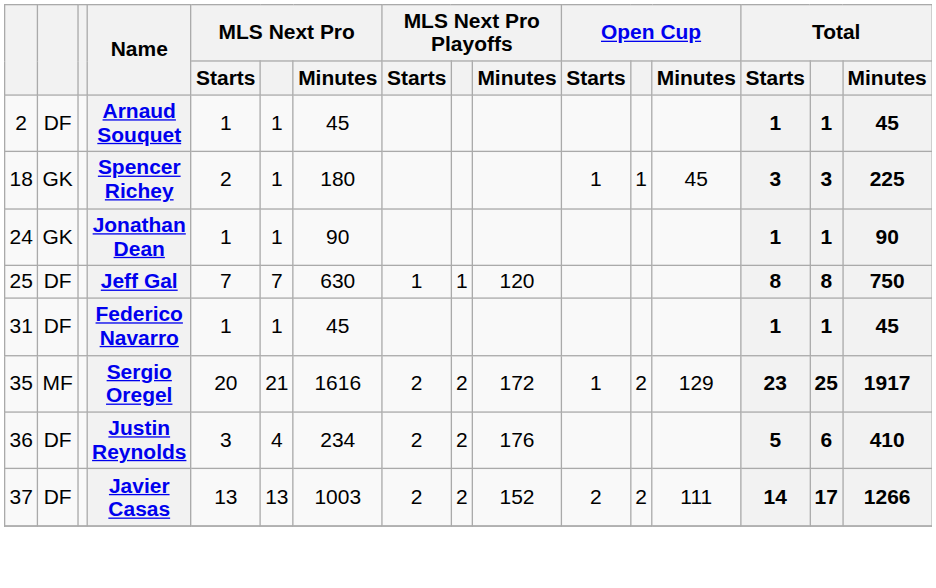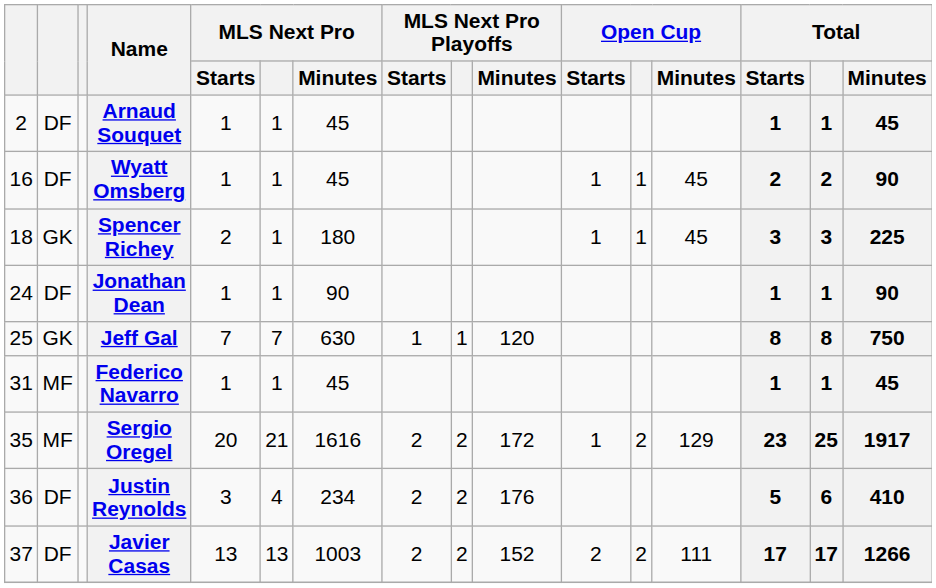+ row: (139, 179)
(58, 236) GK -> (58, 293) DF
(58, 281) DF -> (58, 338) GK
(58, 326) DF -> (58, 383) MF
(775, 497) 14 -> (775, 553) 17
